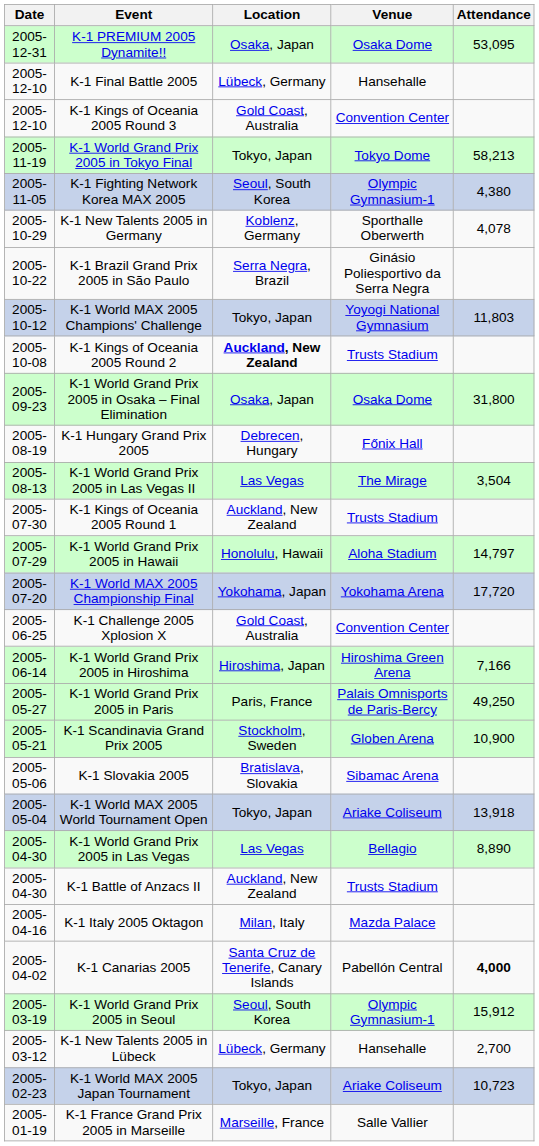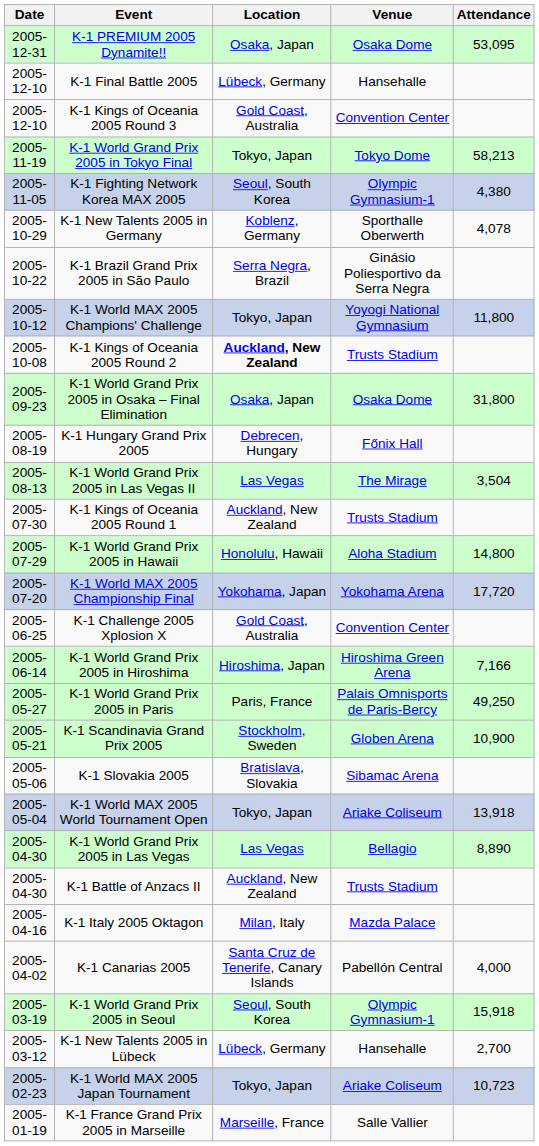(494, 317) 11,803 -> (494, 317) 11,800
(494, 554) 14,797 -> (494, 554) 14,800
(494, 967) bold -> (494, 967) normal
(494, 1012) 15,912 -> (494, 1012) 15,918
